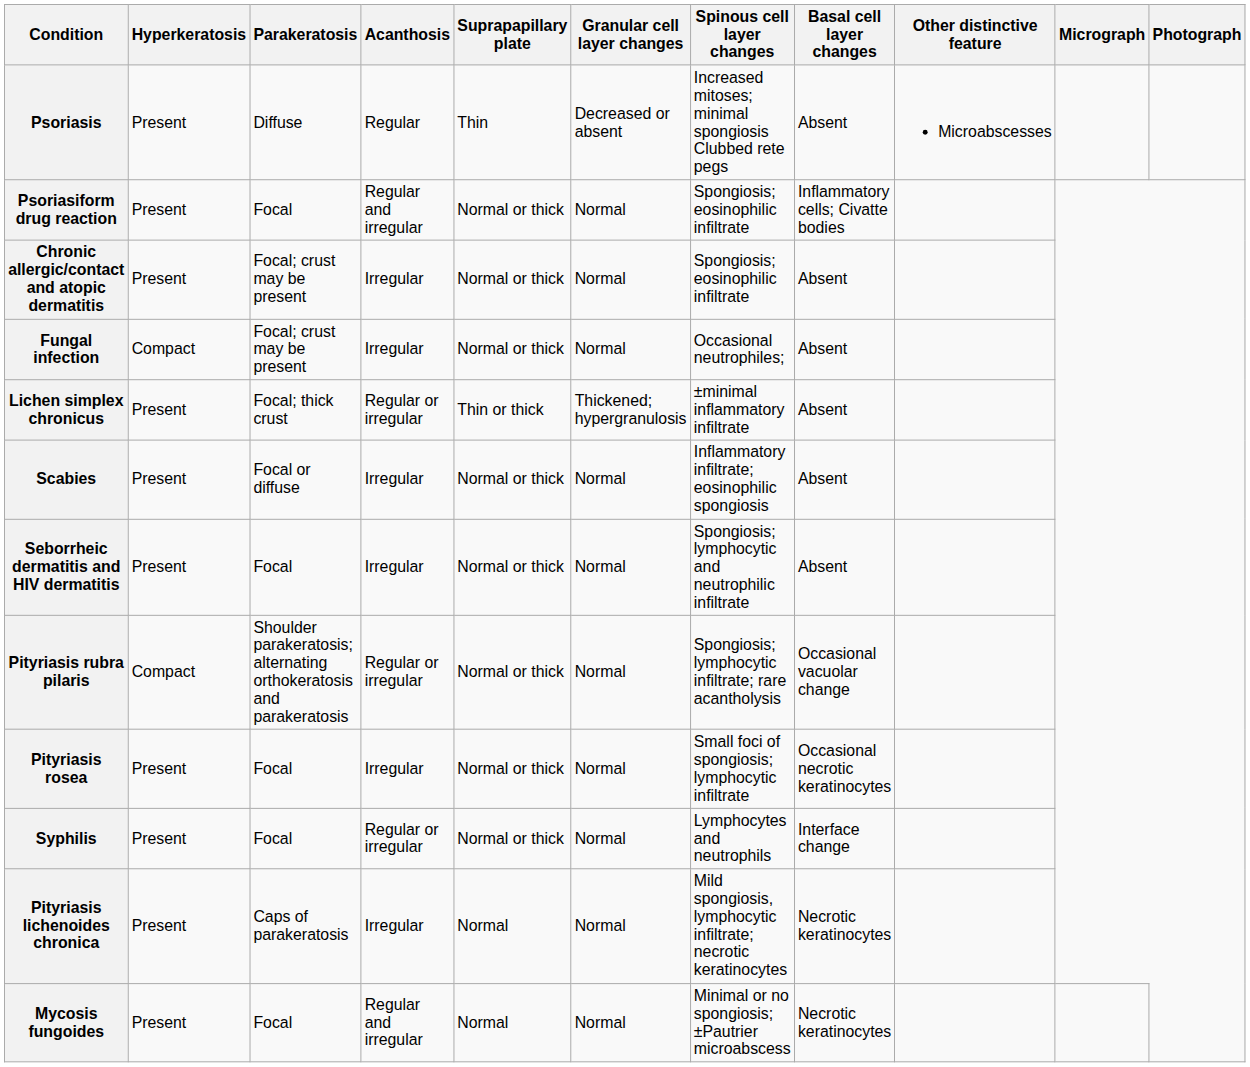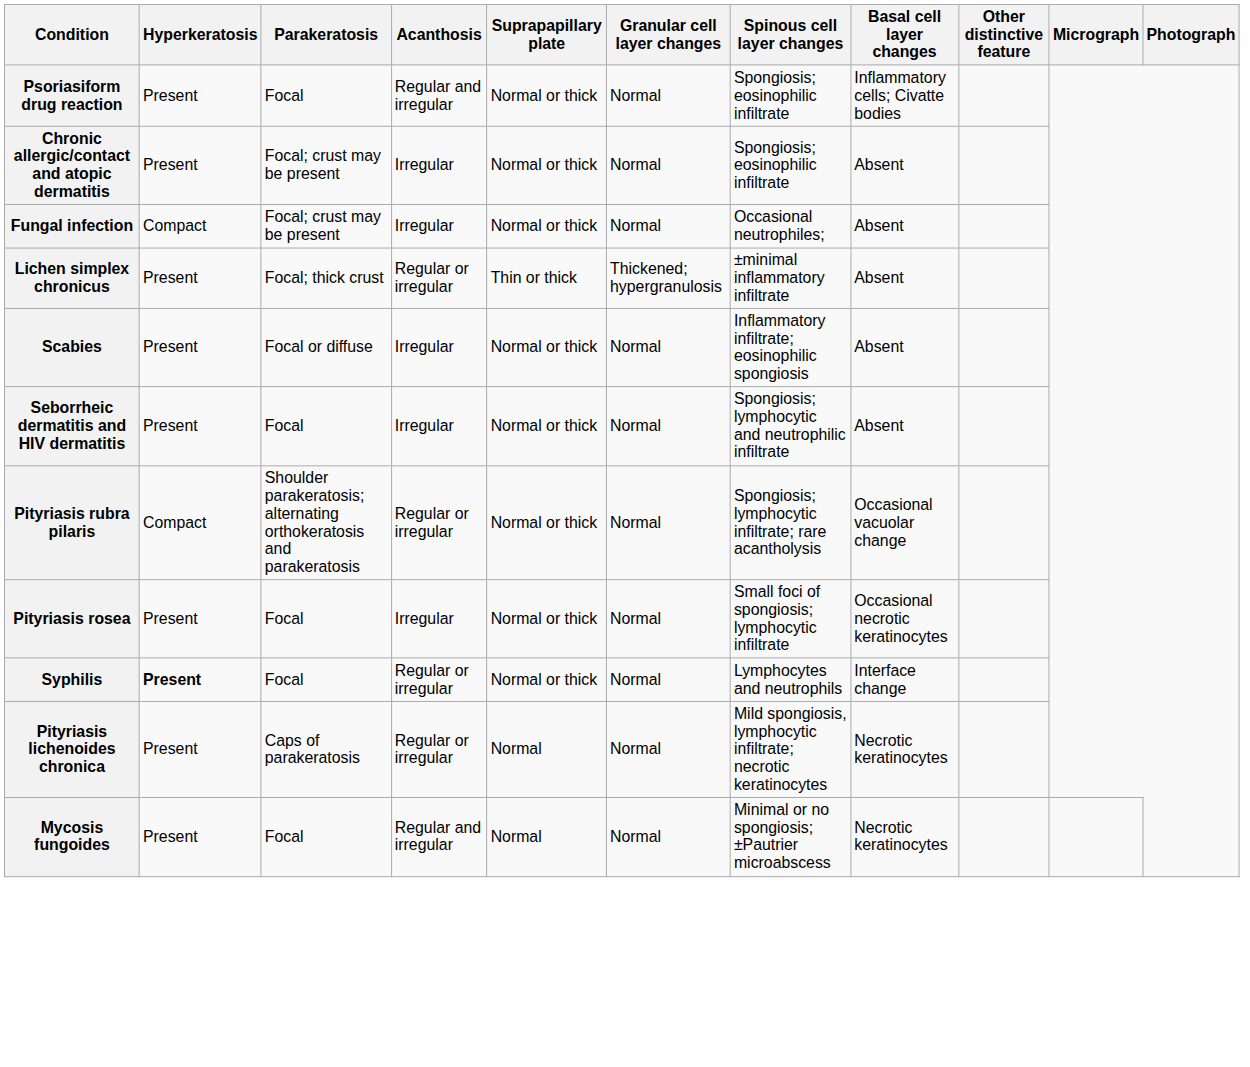- row: (66, 122)
(159, 838) normal -> (172, 679) bold
(394, 926) Irregular -> (432, 749) Regular or irregular
